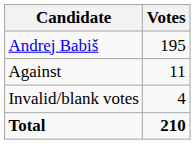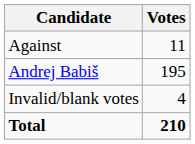rows swapped: (53, 44) <-> (35, 71)
